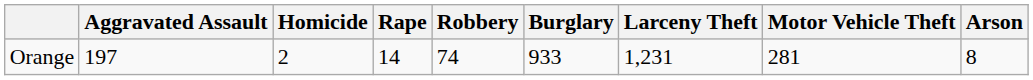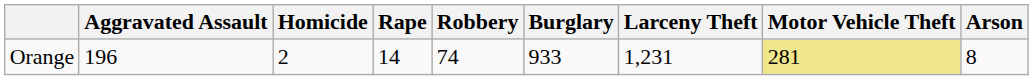(101, 56) 197 -> (101, 56) 196
(784, 56) no background -> (784, 56) khaki background
